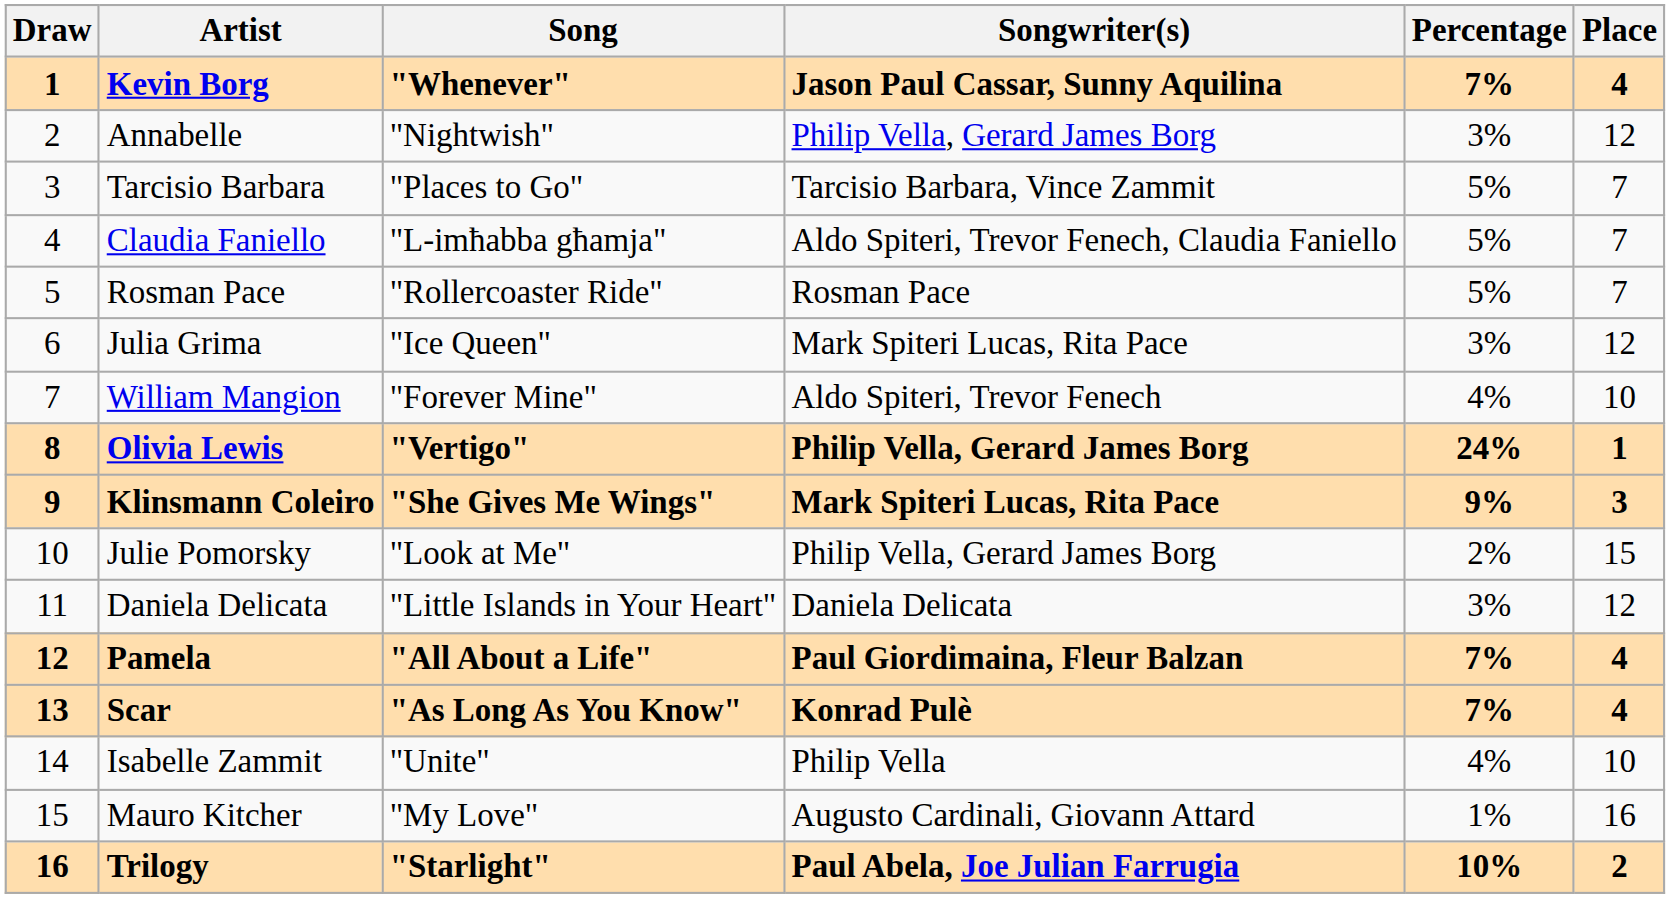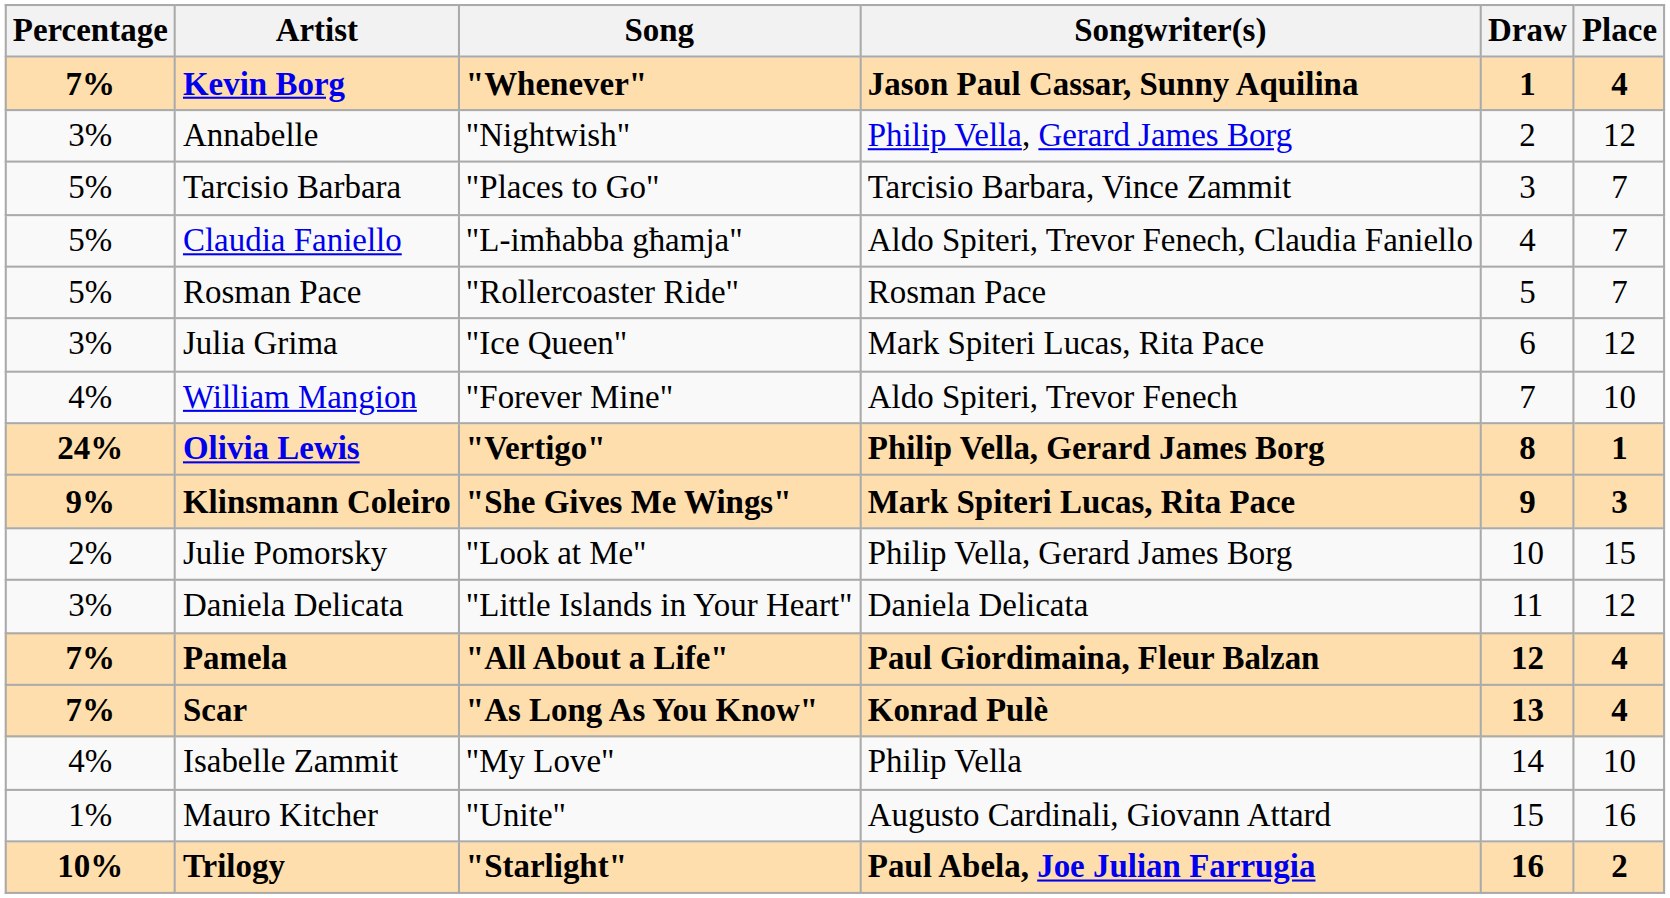columns swapped: (52, 30) <-> (1489, 30)
(440, 762) "Unite" -> (540, 762) "My Love"
(464, 814) "My Love" -> (516, 814) "Unite"
